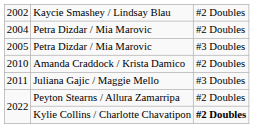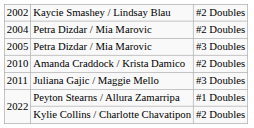(220, 98) #2 Doubles -> (220, 98) #1 Doubles
(221, 115) bold -> (220, 115) normal
